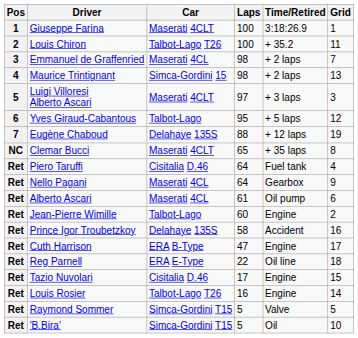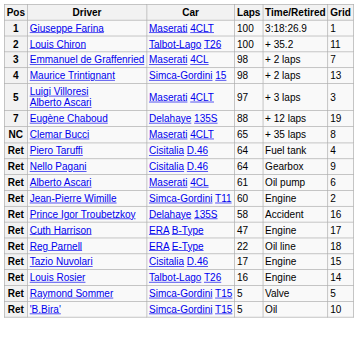- row: (83, 119)
(179, 182) Maserati 4CL -> (179, 167) Cisitalia D.46
(175, 214) Talbot-Lago -> (190, 198) Simca-Gordini T11
